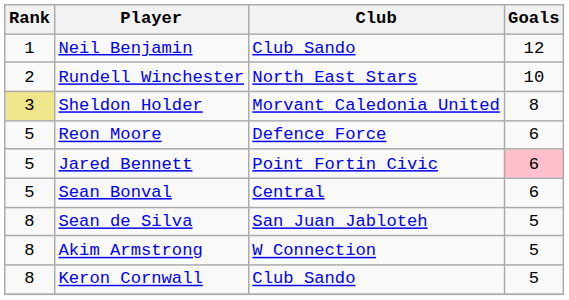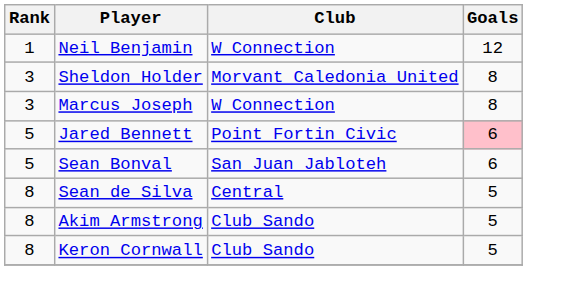(304, 48) Club Sando -> (273, 48) W Connection
- row: (151, 77)
(30, 106) khaki background -> (30, 77) no background
+ row: (125, 106)
- row: (110, 134)
(288, 192) Central -> (299, 163) San Juan Jabloteh
(340, 221) San Juan Jabloteh -> (247, 192) Central
(314, 250) W Connection -> (263, 221) Club Sando
